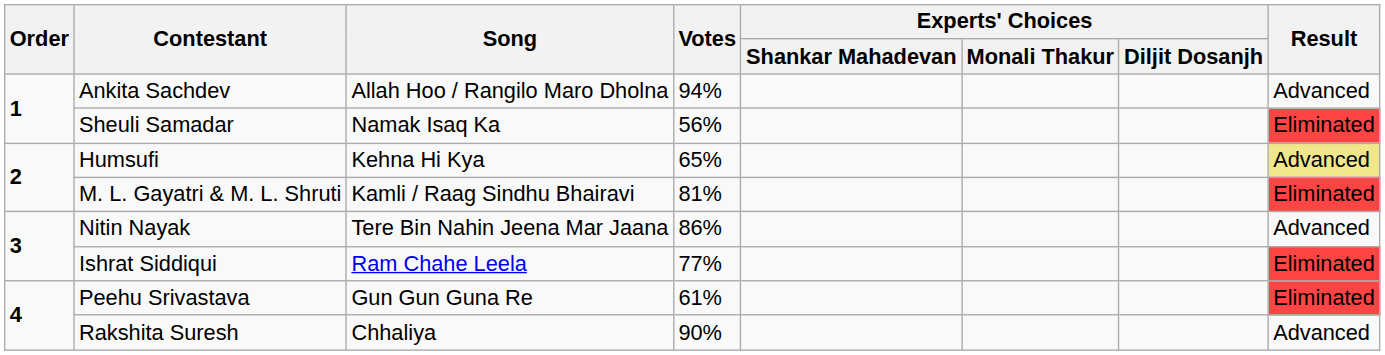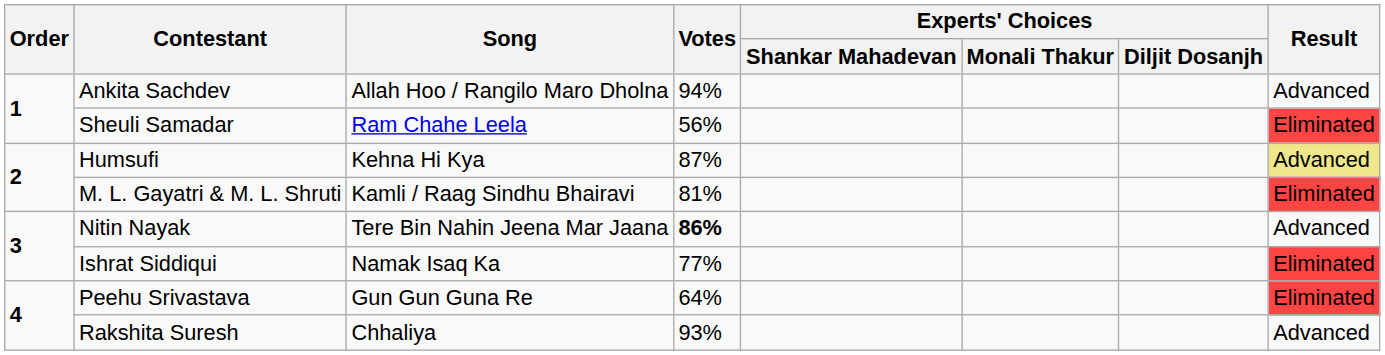(426, 125) Namak Isaq Ka -> (439, 125) Ram Chahe Leela
(700, 159) 65% -> (700, 159) 87%
(700, 228) normal -> (700, 228) bold
(439, 263) Ram Chahe Leela -> (426, 263) Namak Isaq Ka
(700, 297) 61% -> (700, 297) 64%
(700, 332) 90% -> (700, 332) 93%
